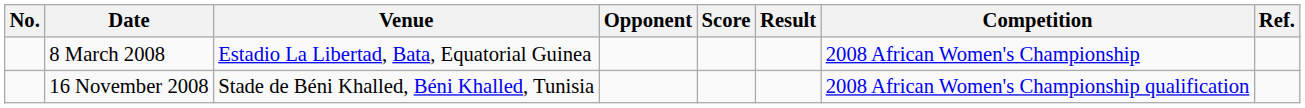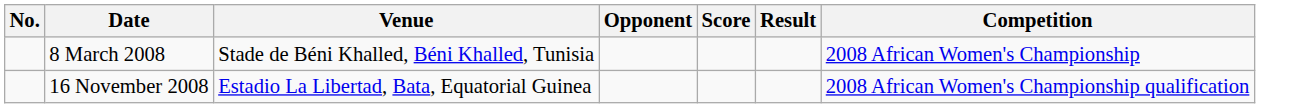- column: (1277, 20)
(405, 53) Estadio La Libertad, Bata, Equatorial Guinea -> (406, 53) Stade de Béni Khalled, Béni Khalled, Tunisia
(406, 86) Stade de Béni Khalled, Béni Khalled, Tunisia -> (405, 86) Estadio La Libertad, Bata, Equatorial Guinea
